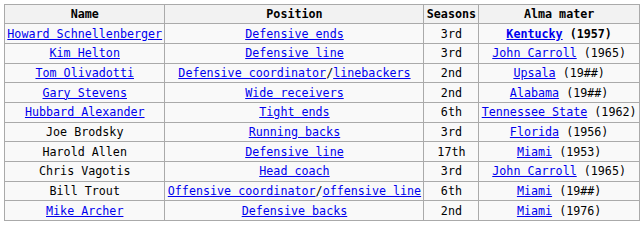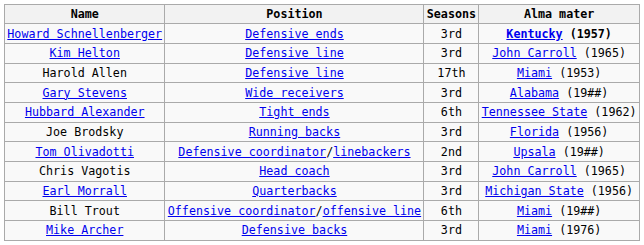rows swapped: (85, 73) <-> (85, 152)
(451, 93) 2nd -> (451, 93) 3rd
+ row: (85, 191)
(451, 211) 2nd -> (451, 230) 3rd
